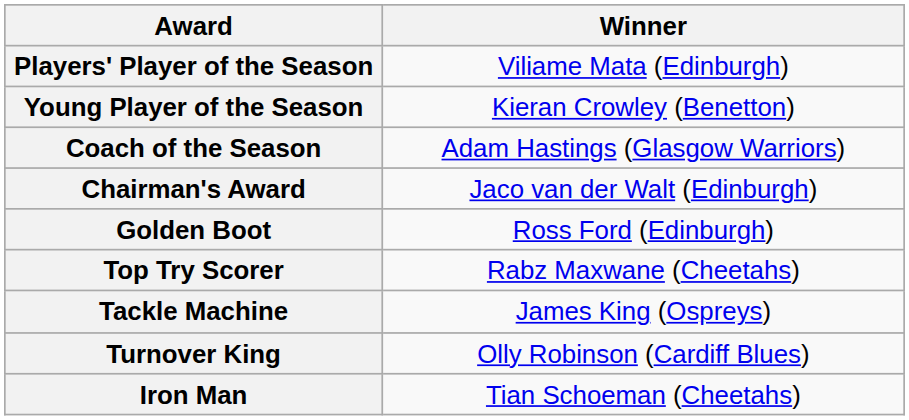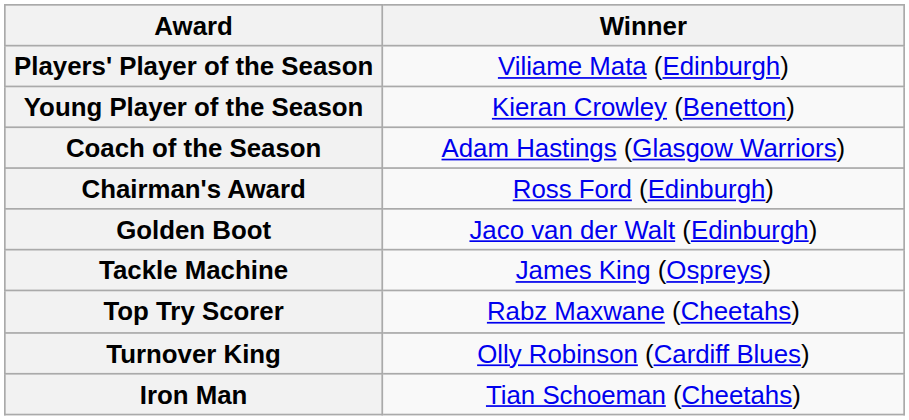(643, 189) Jaco van der Walt (Edinburgh) -> (643, 189) Ross Ford (Edinburgh)
(643, 230) Ross Ford (Edinburgh) -> (643, 230) Jaco van der Walt (Edinburgh)
rows swapped: (194, 271) <-> (194, 312)
